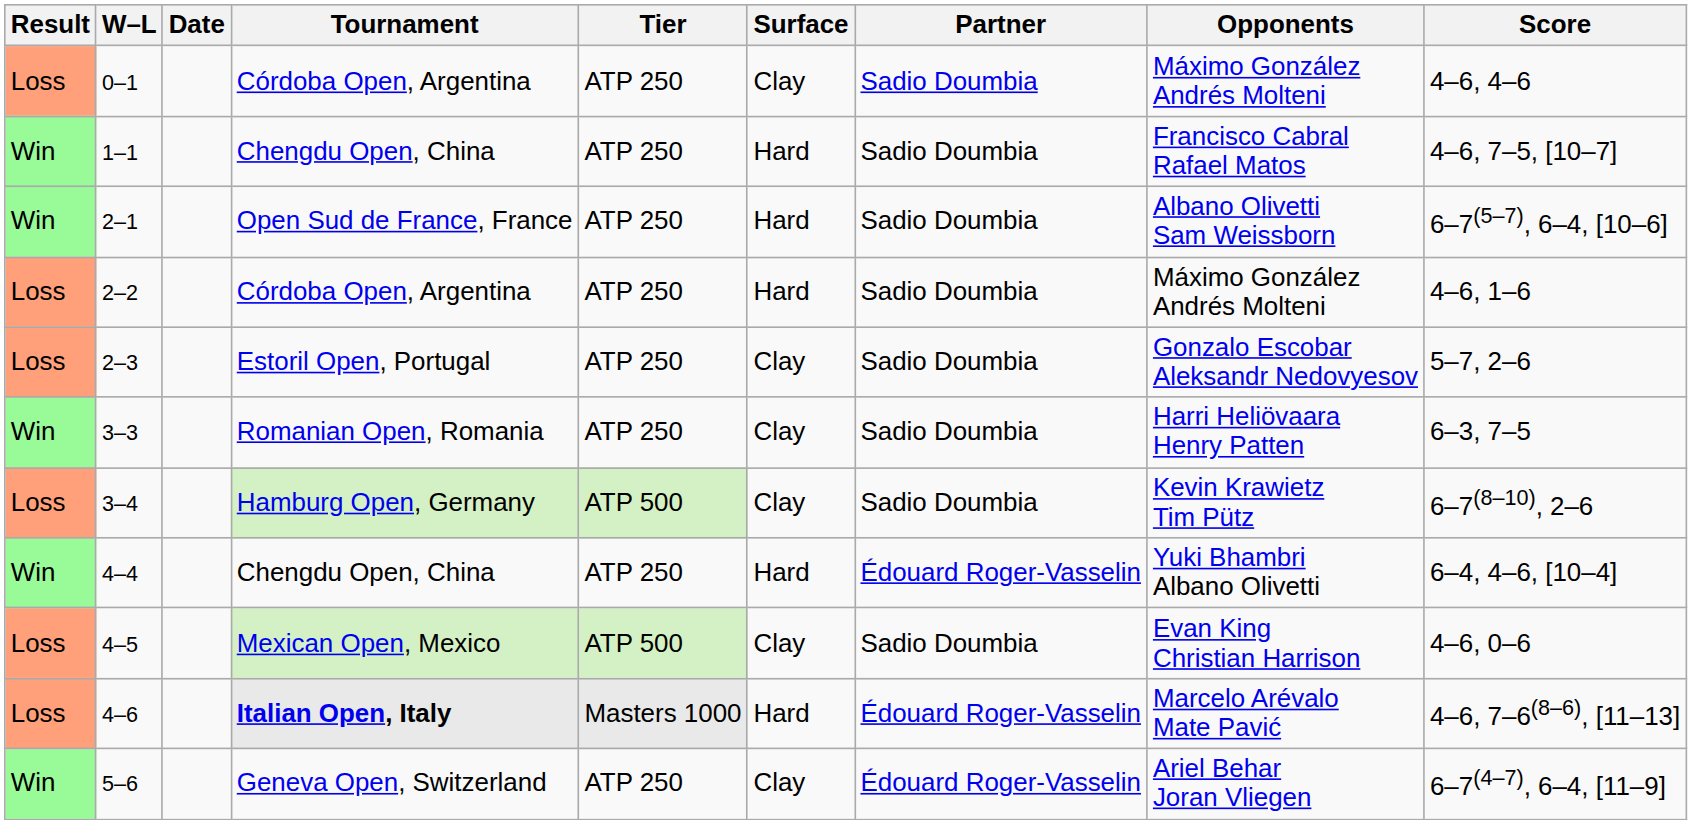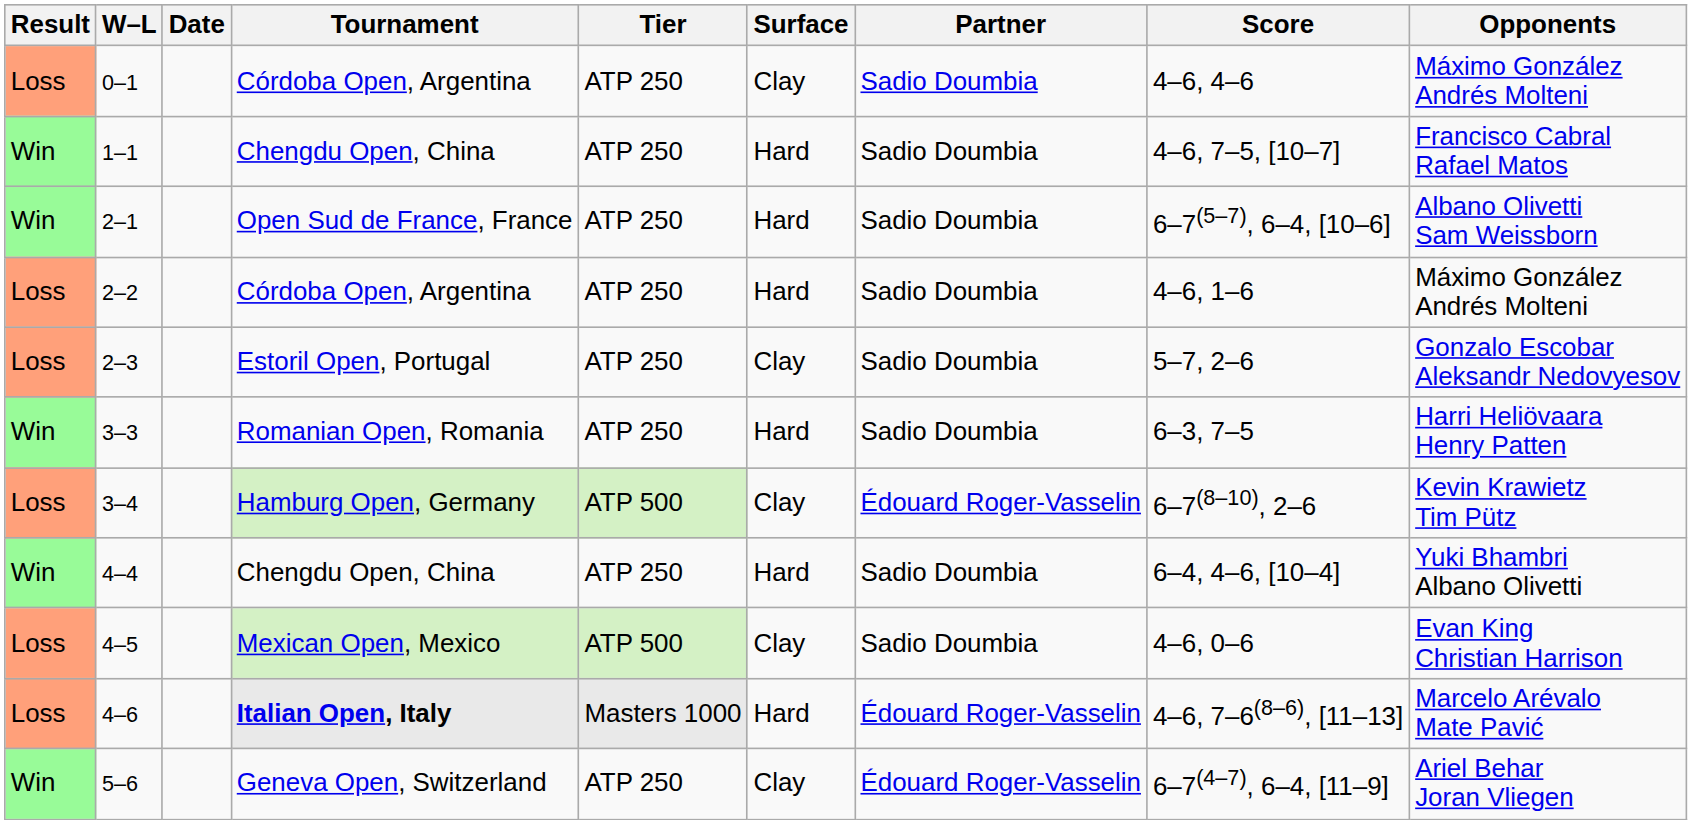columns swapped: (1285, 25) <-> (1555, 25)
(779, 432) Clay -> (782, 432) Hard
(949, 502) Sadio Doumbia -> (1001, 502) Édouard Roger-Vasselin
(1001, 572) Édouard Roger-Vasselin -> (949, 572) Sadio Doumbia
